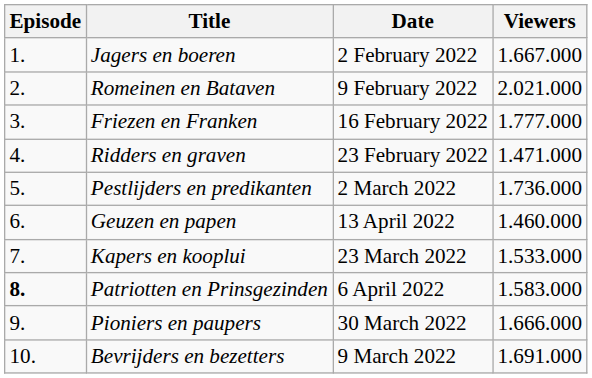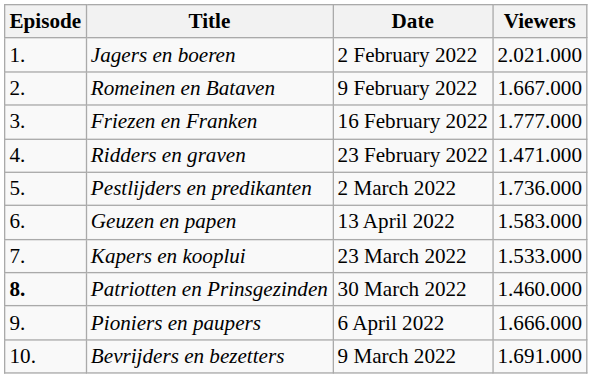(540, 54) 1.667.000 -> (540, 54) 2.021.000
(540, 88) 2.021.000 -> (540, 88) 1.667.000
(540, 222) 1.460.000 -> (540, 222) 1.583.000
(391, 289) 6 April 2022 -> (402, 289) 30 March 2022
(540, 289) 1.583.000 -> (540, 289) 1.460.000
(402, 322) 30 March 2022 -> (391, 322) 6 April 2022
